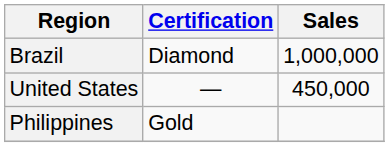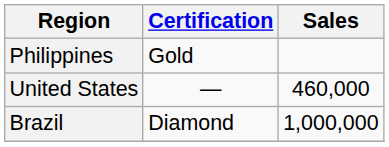rows swapped: (36, 55) <-> (61, 123)
(331, 89) 450,000 -> (331, 89) 460,000
